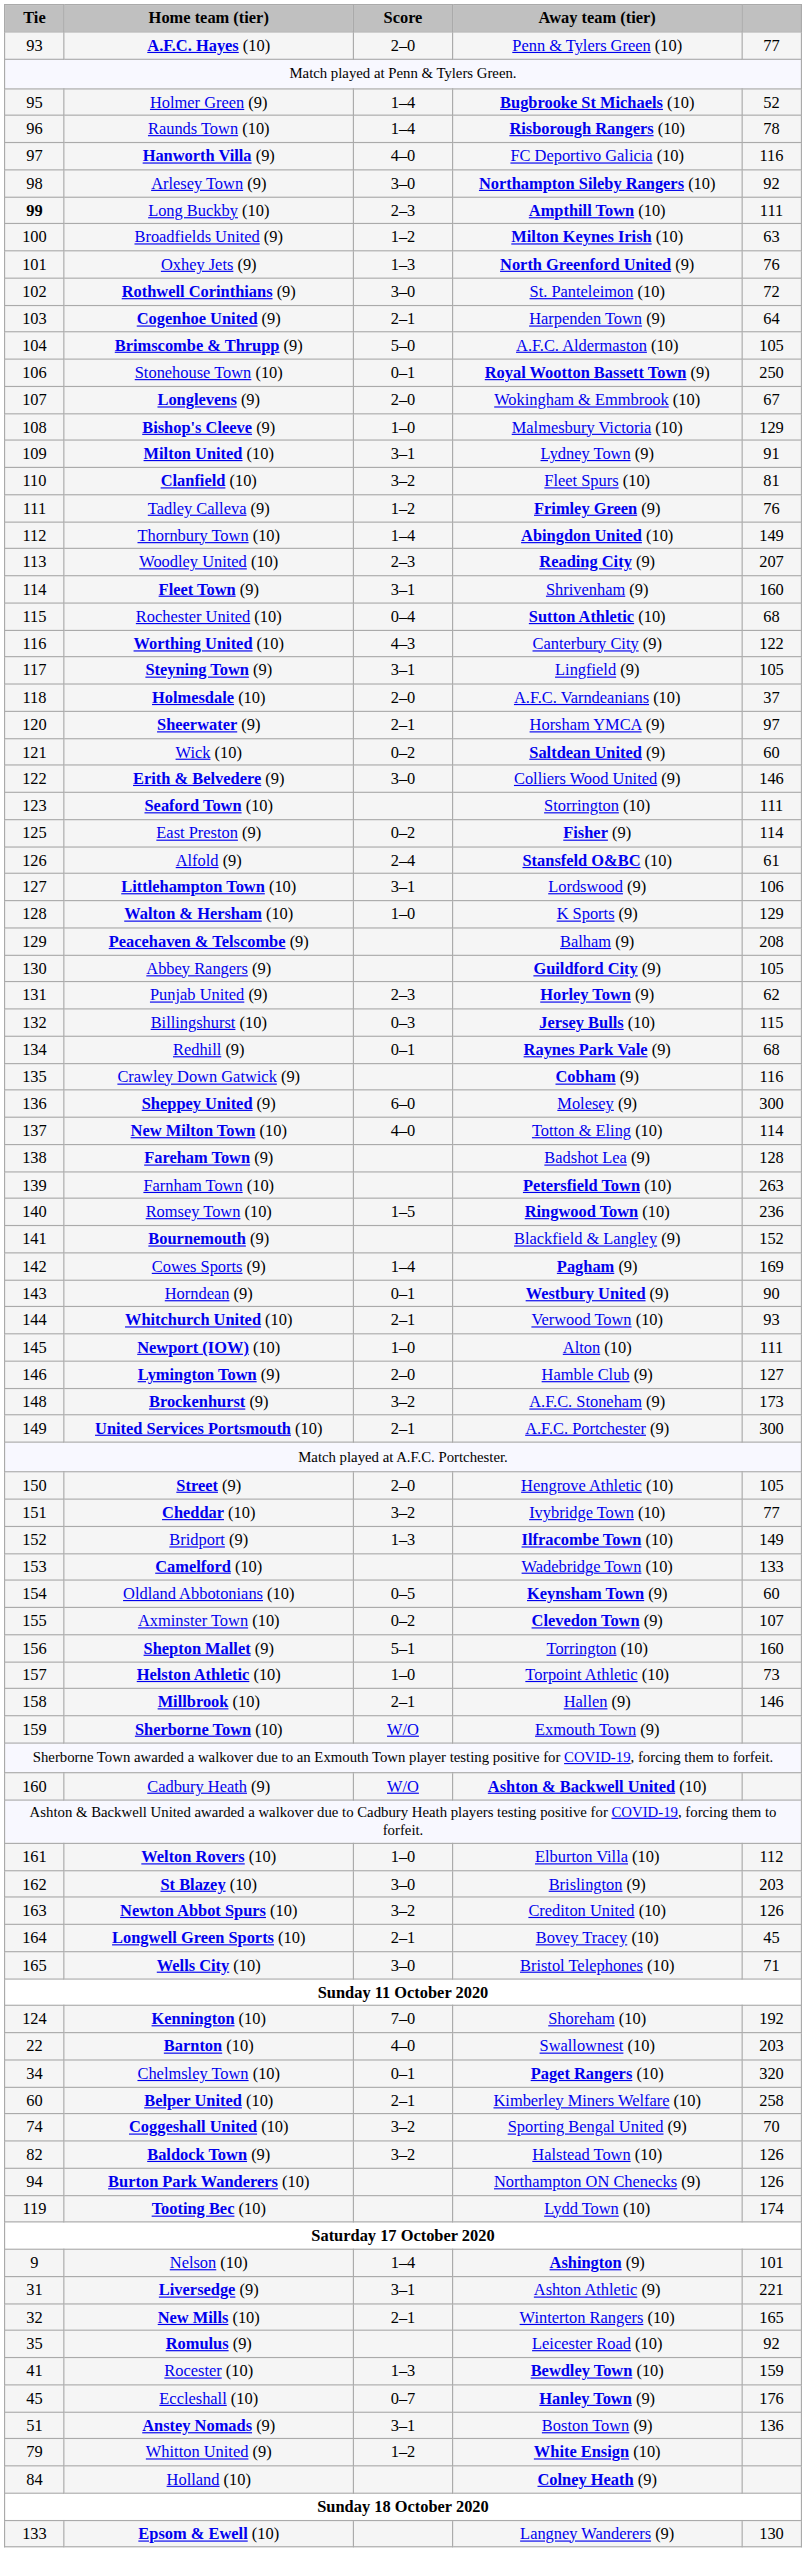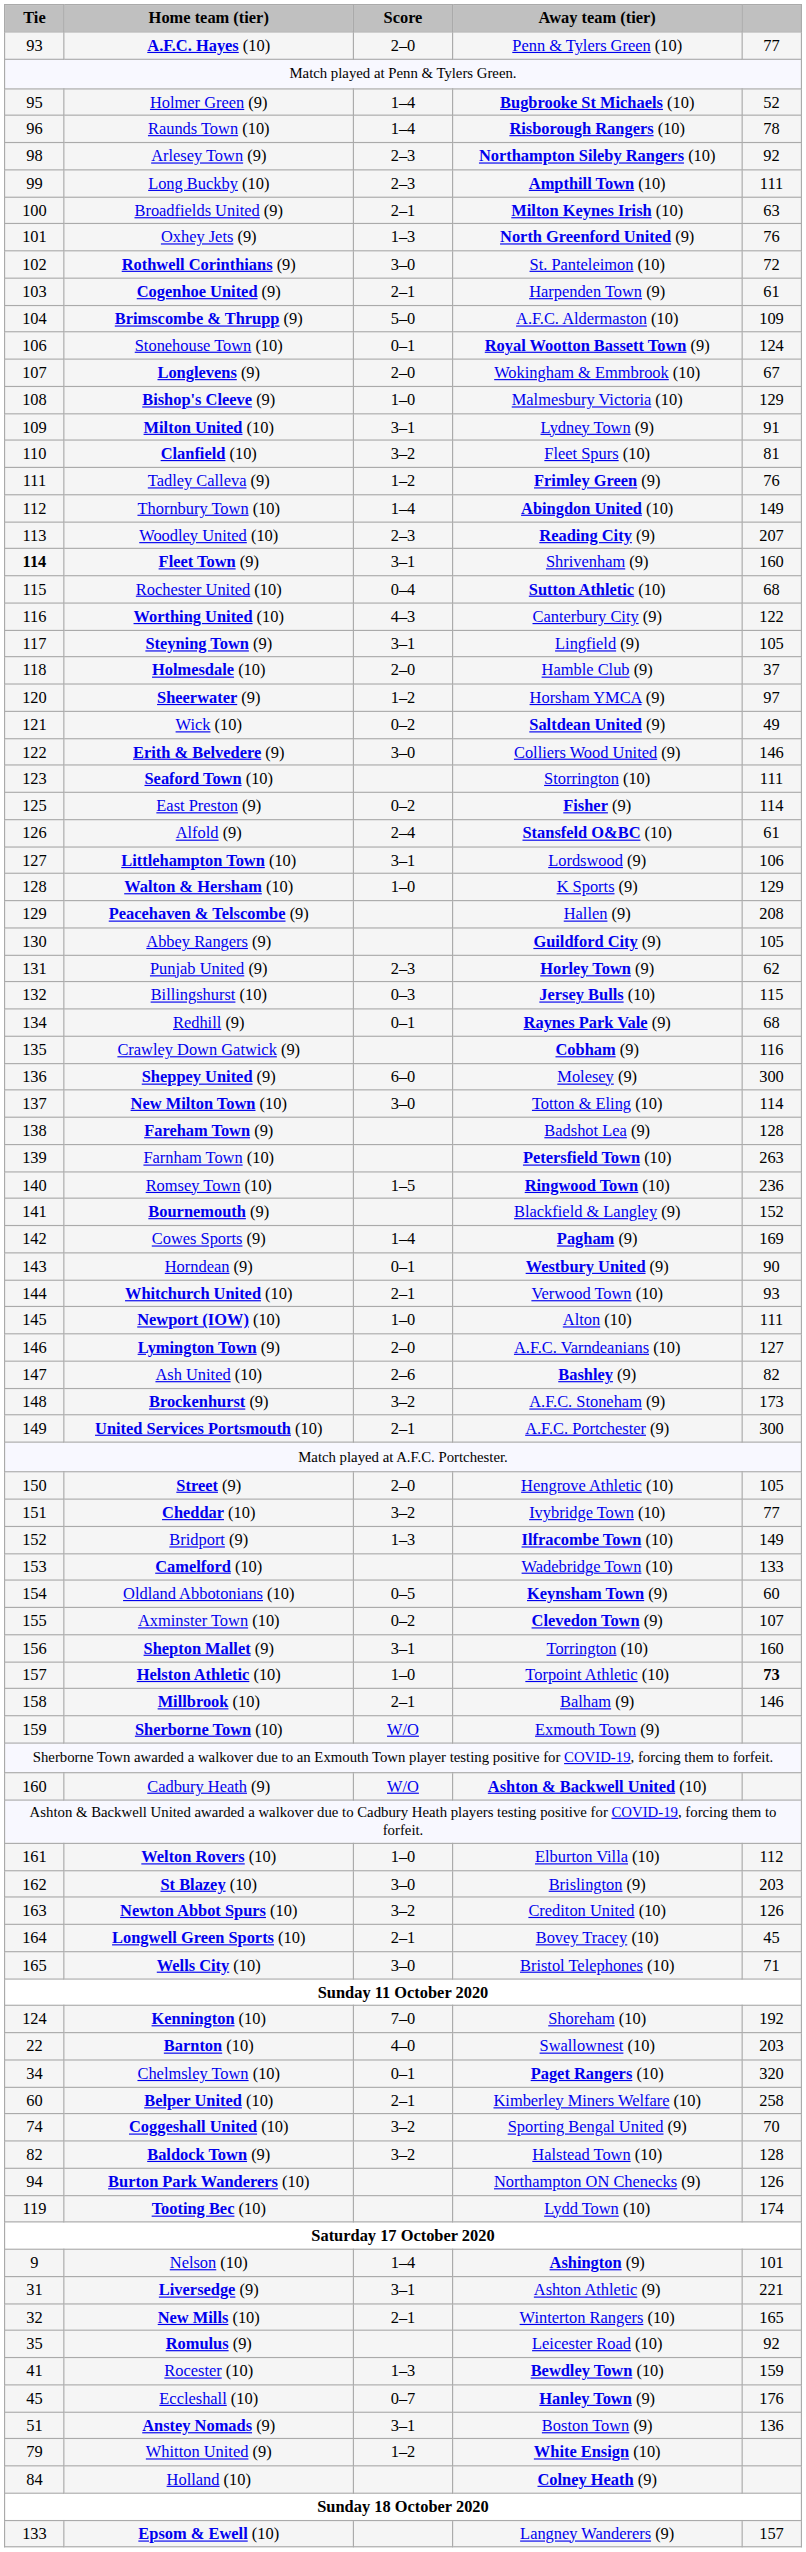- row: (209, 156)
(403, 183) 3–0 -> (403, 156) 2–3
(34, 210) bold -> (34, 183) normal
(403, 237) 1–2 -> (403, 210) 2–1
(772, 318) 64 -> (772, 291) 61
(772, 346) 105 -> (772, 318) 109
(772, 373) 250 -> (772, 346) 124
(34, 589) normal -> (34, 562) bold
(597, 698) A.F.C. Varndeanians (10) -> (597, 670) Hamble Club (9)
(403, 725) 2–1 -> (403, 698) 1–2
(772, 752) 60 -> (772, 725) 49
(597, 941) Balham (9) -> (597, 914) Hallen (9)
(403, 1131) 4–0 -> (403, 1104) 3–0
(597, 1374) Hamble Club (9) -> (597, 1347) A.F.C. Varndeanians (10)
+ row: (209, 1374)
(403, 1648) 5–1 -> (403, 1648) 3–1
(772, 1675) normal -> (772, 1675) bold
(597, 1702) Hallen (9) -> (597, 1702) Balham (9)
(772, 2154) 126 -> (772, 2154) 128
(772, 2533) 130 -> (772, 2533) 157
